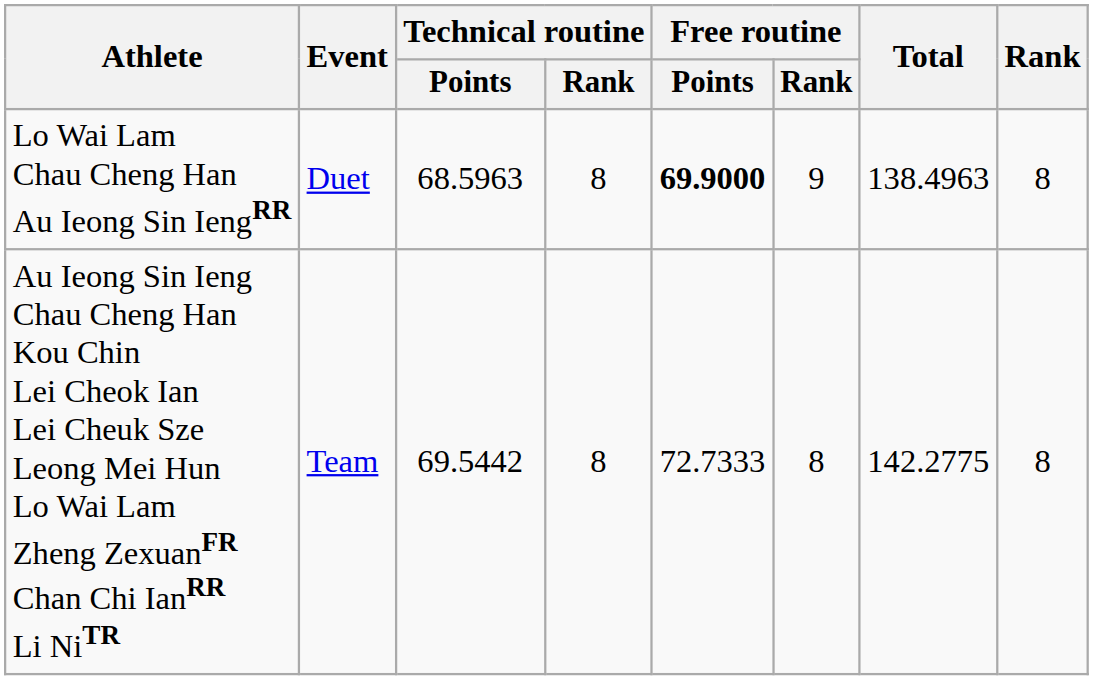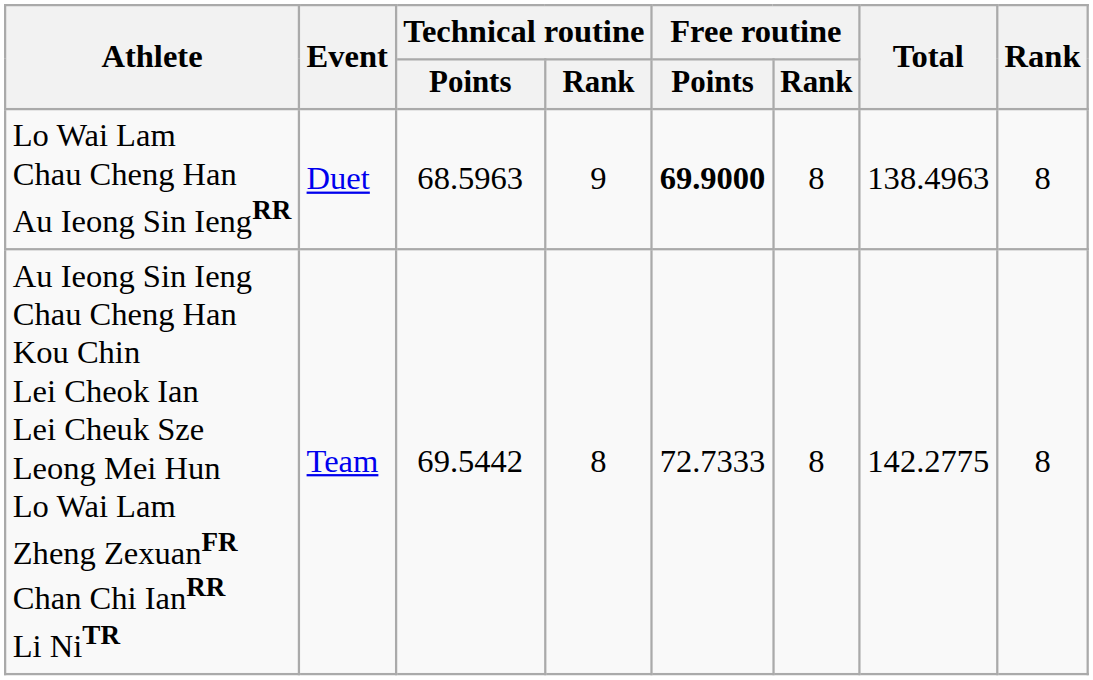(599, 178) 8 -> (599, 178) 9
(816, 178) 9 -> (816, 178) 8
